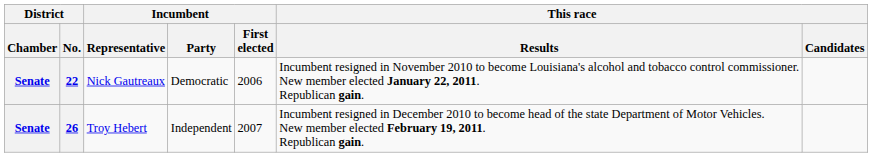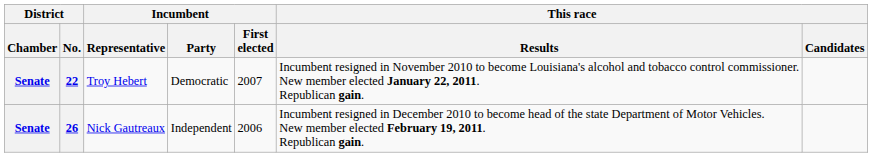(126, 81) Nick Gautreaux -> (117, 81) Troy Hebert
(250, 81) 2006 -> (250, 81) 2007
(117, 128) Troy Hebert -> (126, 128) Nick Gautreaux
(250, 128) 2007 -> (250, 128) 2006
